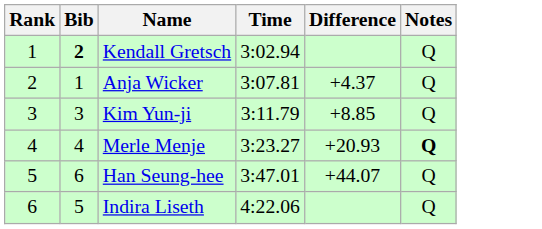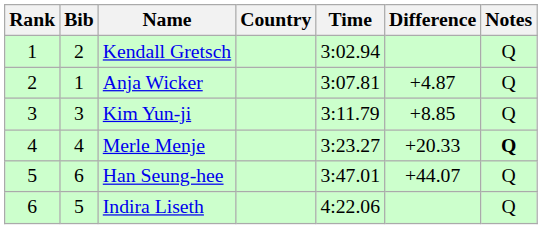+ column: (276, 20)
(79, 51) bold -> (79, 51) normal
(352, 82) +4.37 -> (433, 82) +4.87
(352, 144) +20.93 -> (433, 144) +20.33
